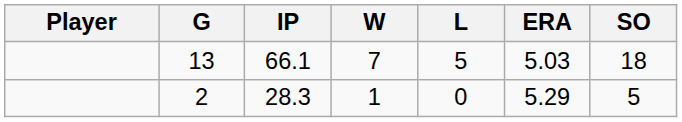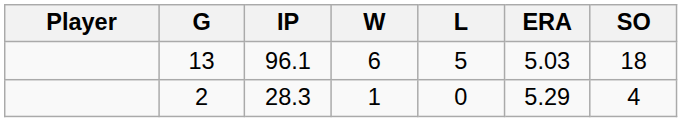(288, 60) 66.1 -> (288, 60) 96.1
(374, 60) 7 -> (374, 60) 6
(634, 97) 5 -> (634, 97) 4
